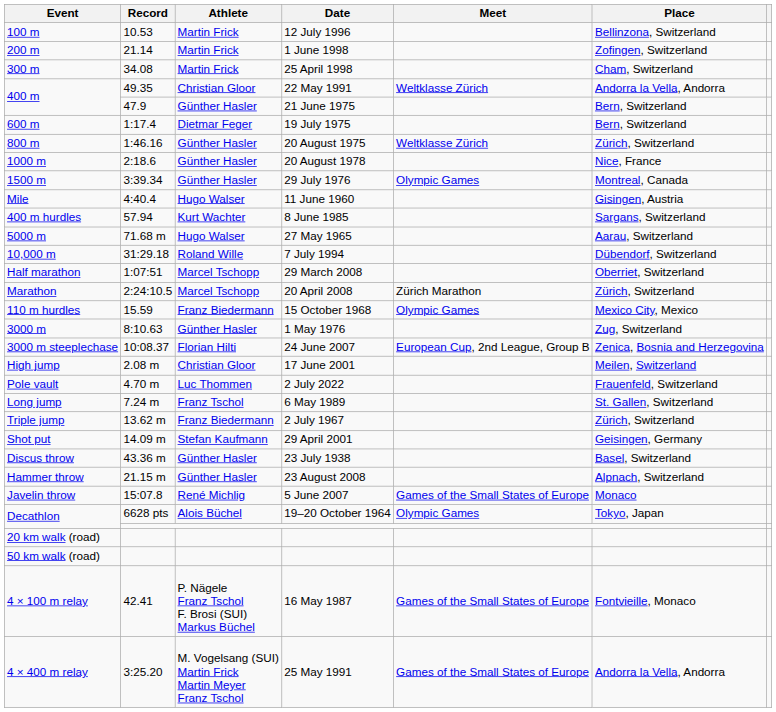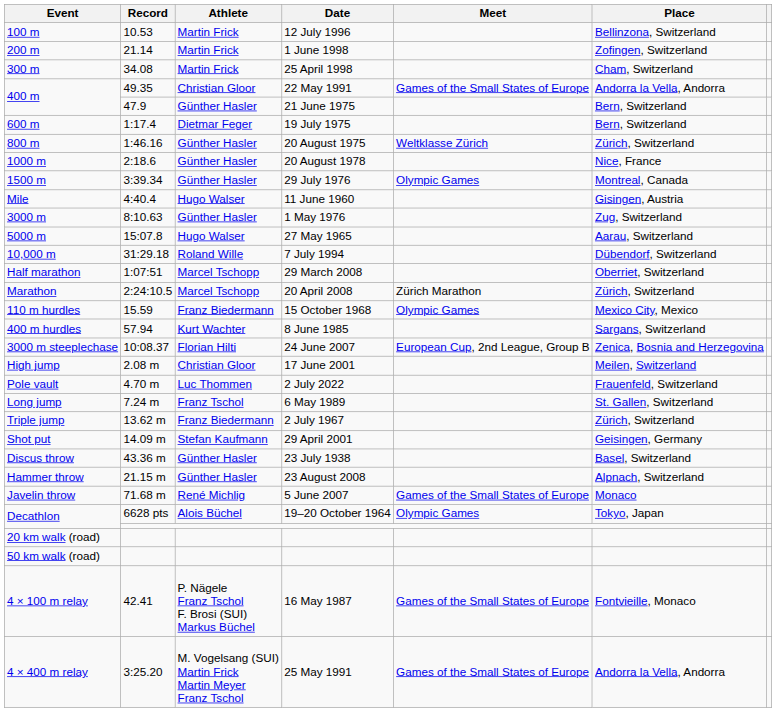(442, 87) Weltklasse Zürich -> (493, 87) Games of the Small States of Europe
rows swapped: (27, 328) <-> (44, 217)
(145, 236) 71.68 m -> (143, 236) 15:07.8
(143, 495) 15:07.8 -> (145, 495) 71.68 m
